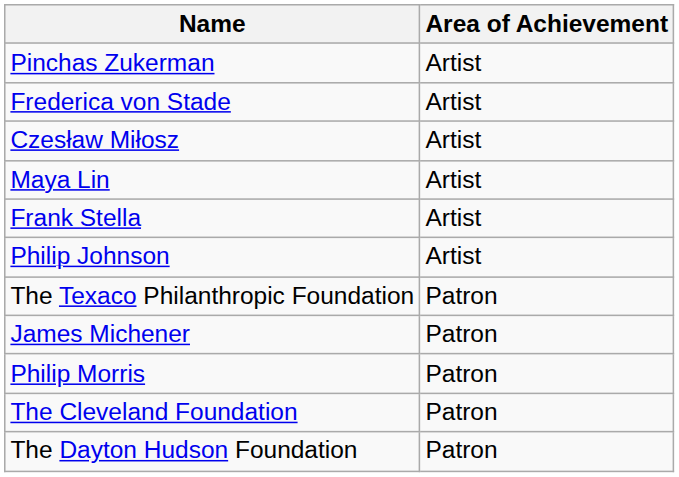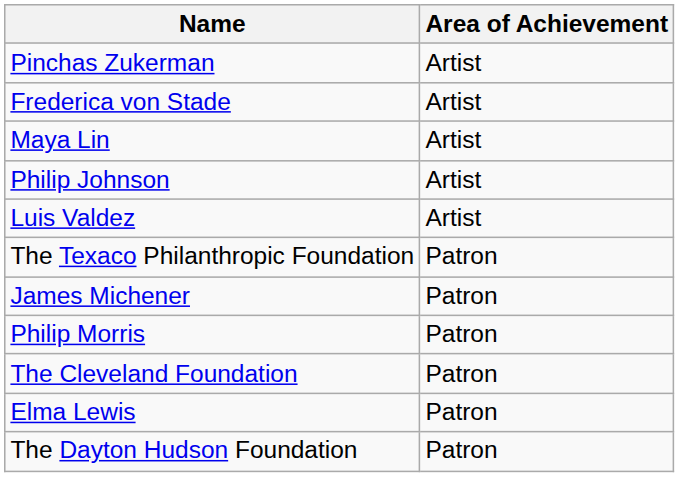- row: (95, 140)
- row: (76, 218)
+ row: (73, 218)
+ row: (73, 412)
